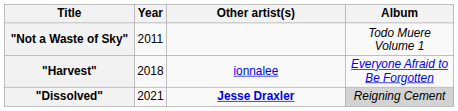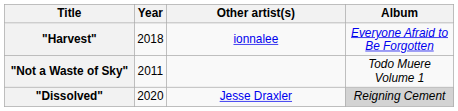rows swapped: (69, 39) <-> (69, 71)
(150, 96) 2021 -> (150, 96) 2020
(256, 96) bold -> (256, 96) normal
